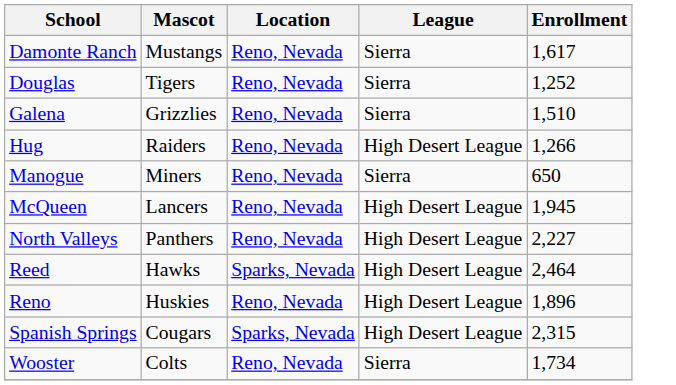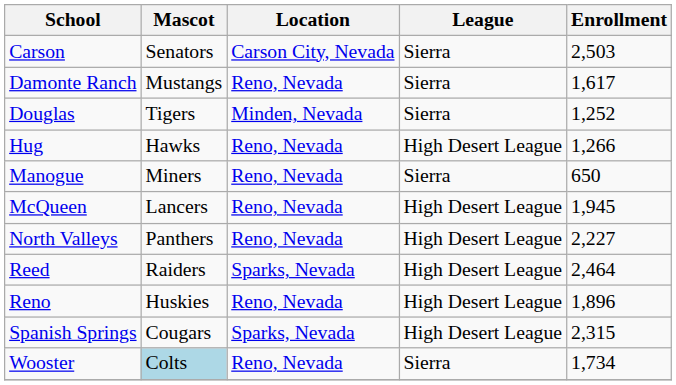+ row: (37, 51)
(287, 82) Reno, Nevada -> (297, 113) Minden, Nevada
- row: (37, 113)
(176, 144) Raiders -> (173, 144) Hawks
(173, 269) Hawks -> (176, 269) Raiders
(166, 363) no background -> (166, 363) lightblue background
